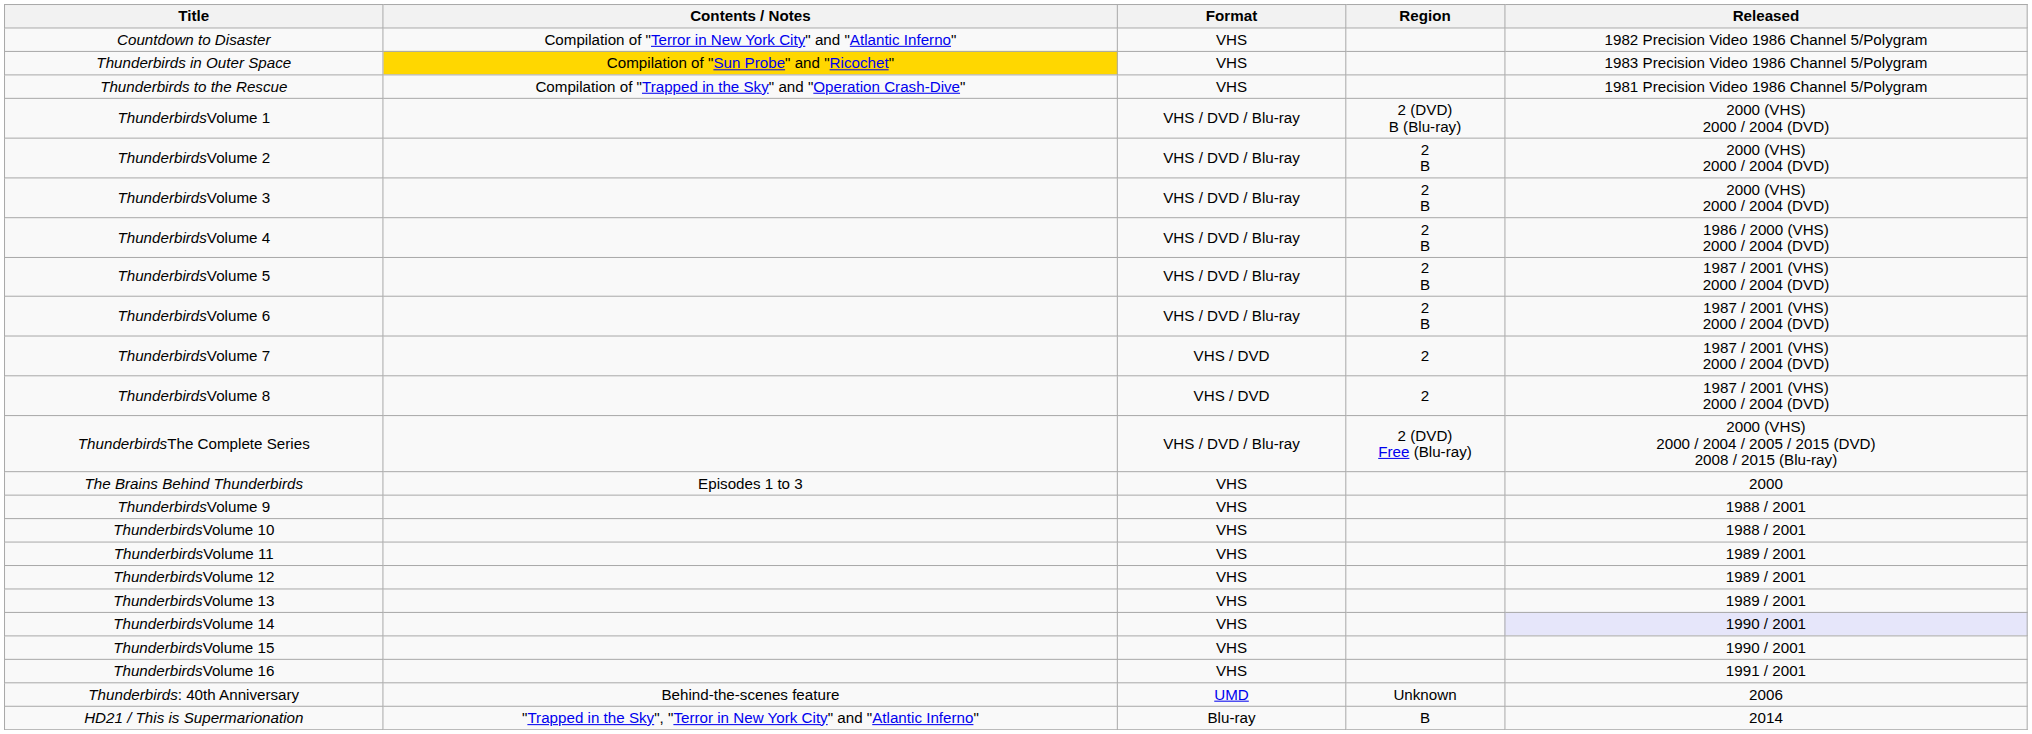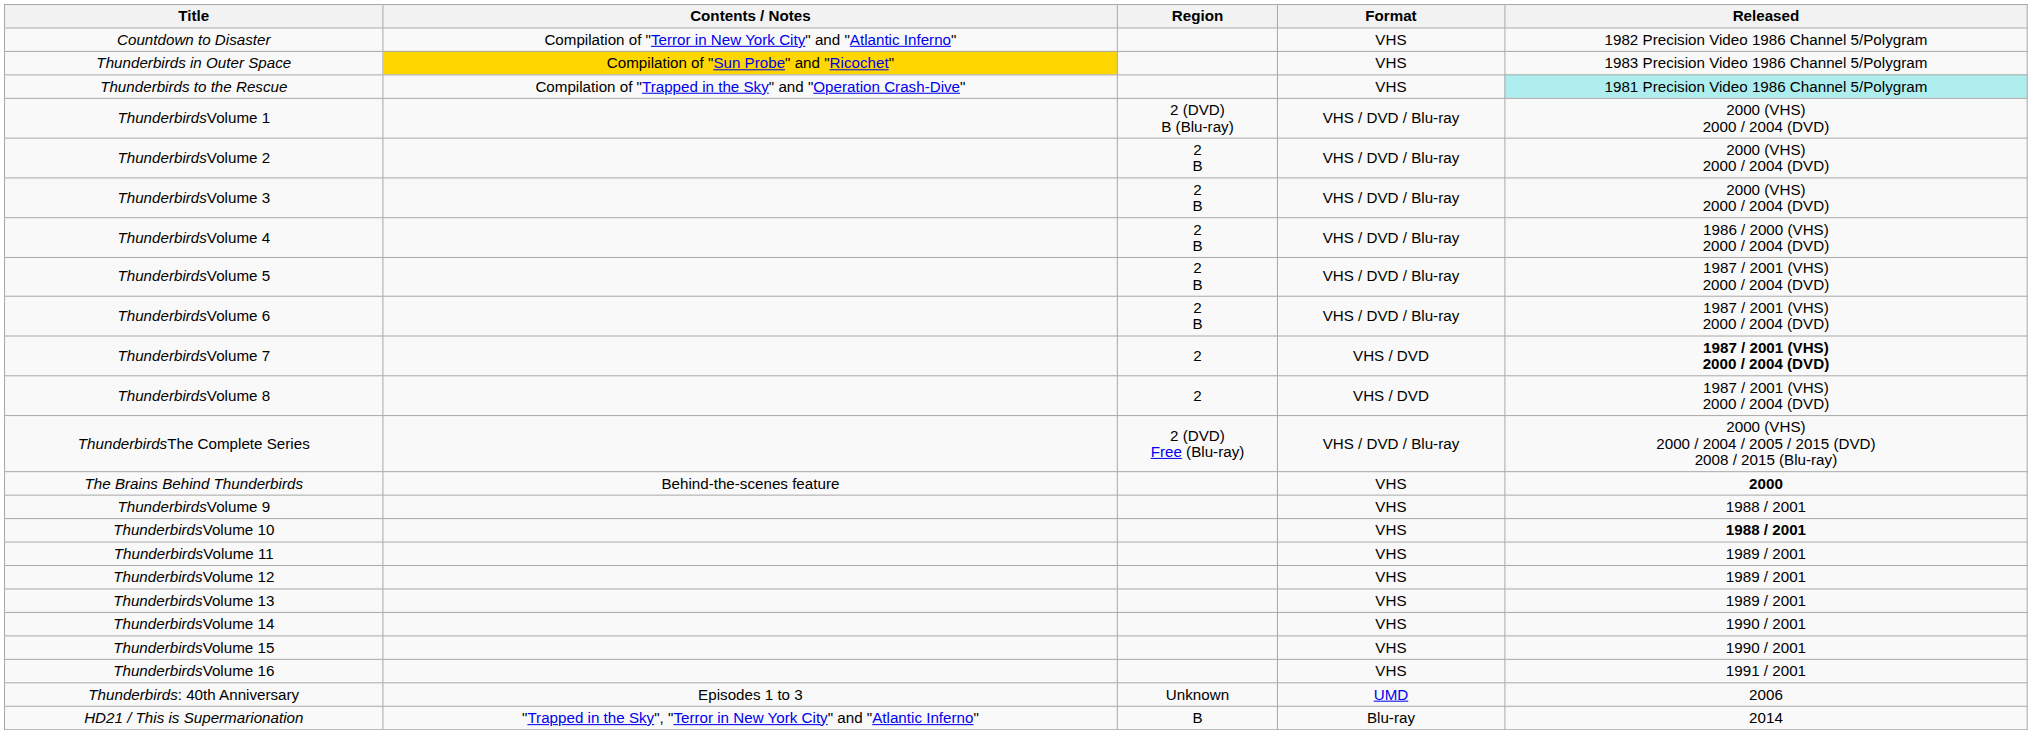columns swapped: (1232, 16) <-> (1425, 16)
(1766, 86) no background -> (1766, 86) paleturquoise background
(1766, 356) normal -> (1766, 356) bold
(750, 483) Episodes 1 to 3 -> (750, 483) Behind-the-scenes feature
(1766, 483) normal -> (1766, 483) bold
(1766, 530) normal -> (1766, 530) bold
(1766, 624) lavender background -> (1766, 624) no background
(750, 694) Behind-the-scenes feature -> (750, 694) Episodes 1 to 3
